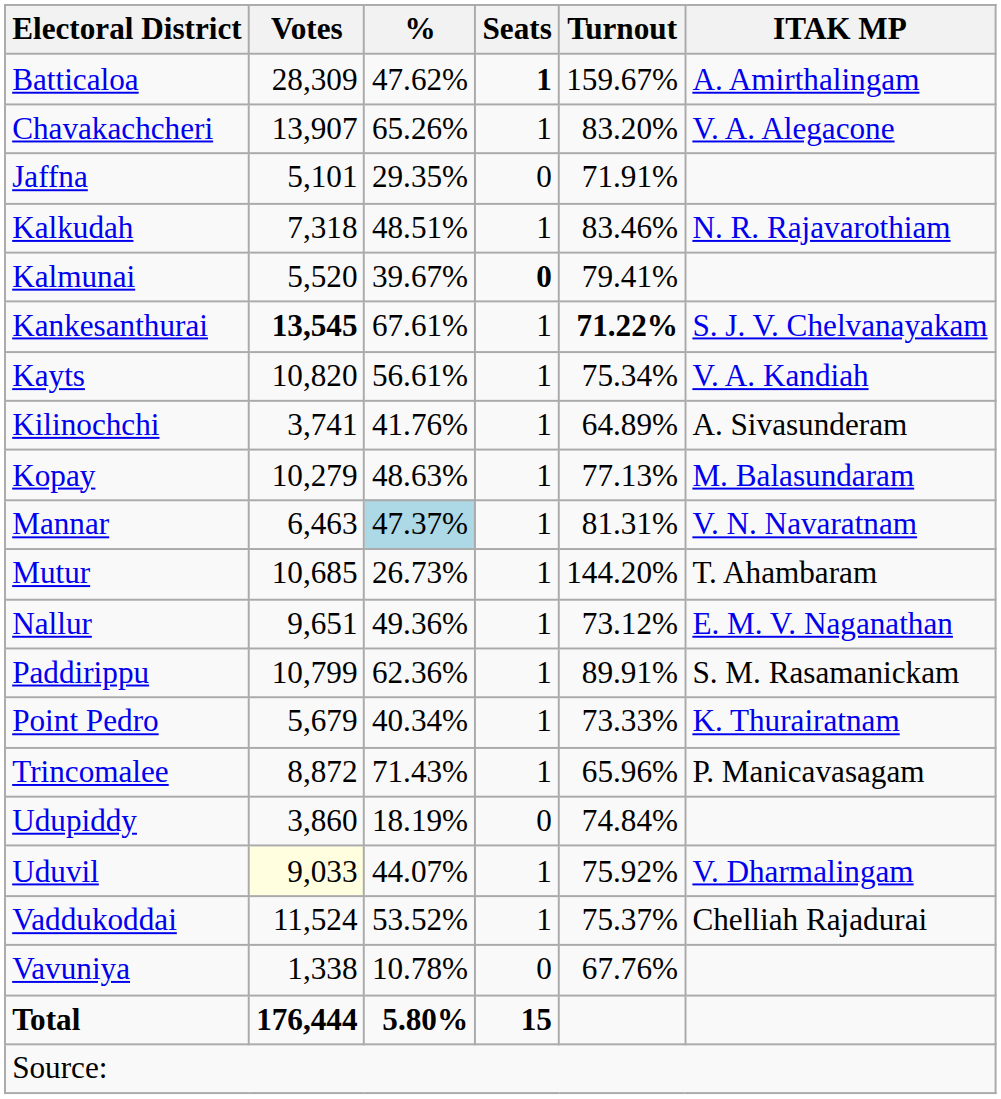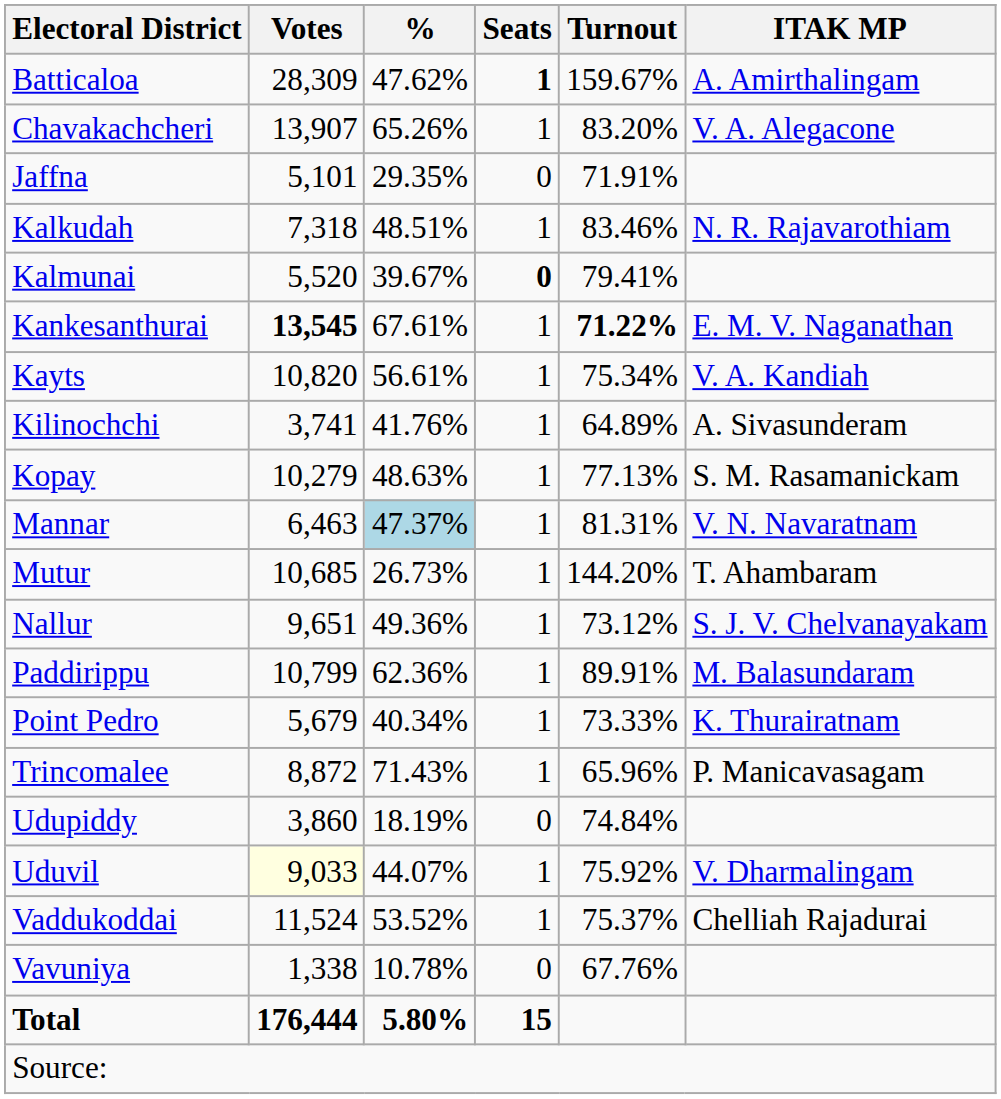(840, 326) S. J. V. Chelvanayakam -> (823, 326) E. M. V. Naganathan
(803, 474) M. Balasundaram -> (826, 474) S. M. Rasamanickam
(823, 623) E. M. V. Naganathan -> (840, 623) S. J. V. Chelvanayakam
(826, 672) S. M. Rasamanickam -> (803, 672) M. Balasundaram
